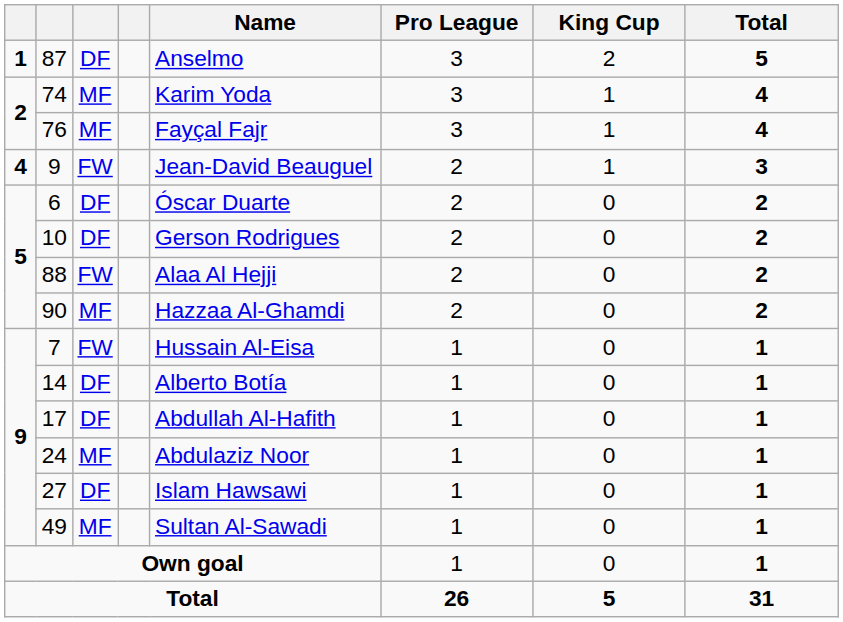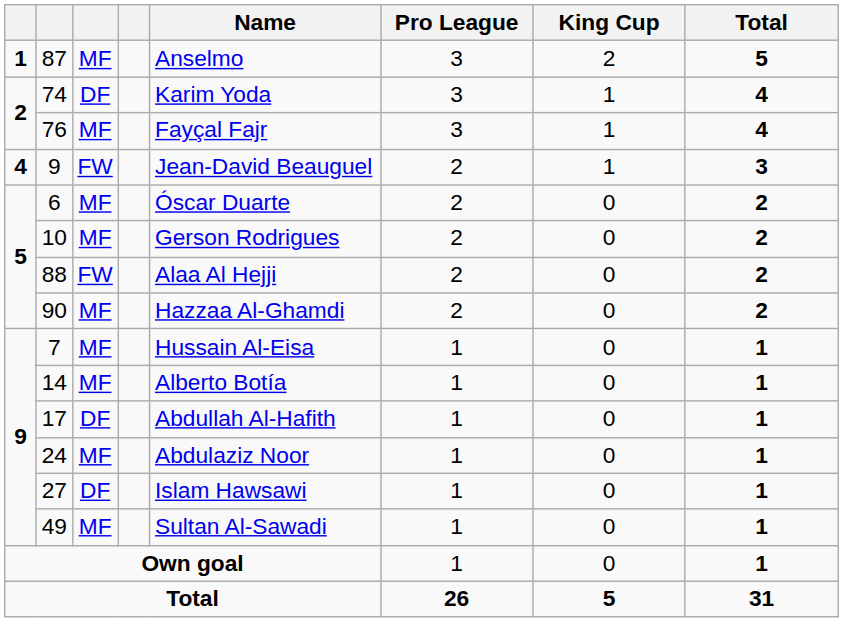(95, 58) DF -> (95, 58) MF
(95, 94) MF -> (95, 94) DF
(95, 202) DF -> (95, 202) MF
(95, 238) DF -> (95, 238) MF
(95, 346) FW -> (95, 346) MF
(95, 382) DF -> (95, 382) MF
